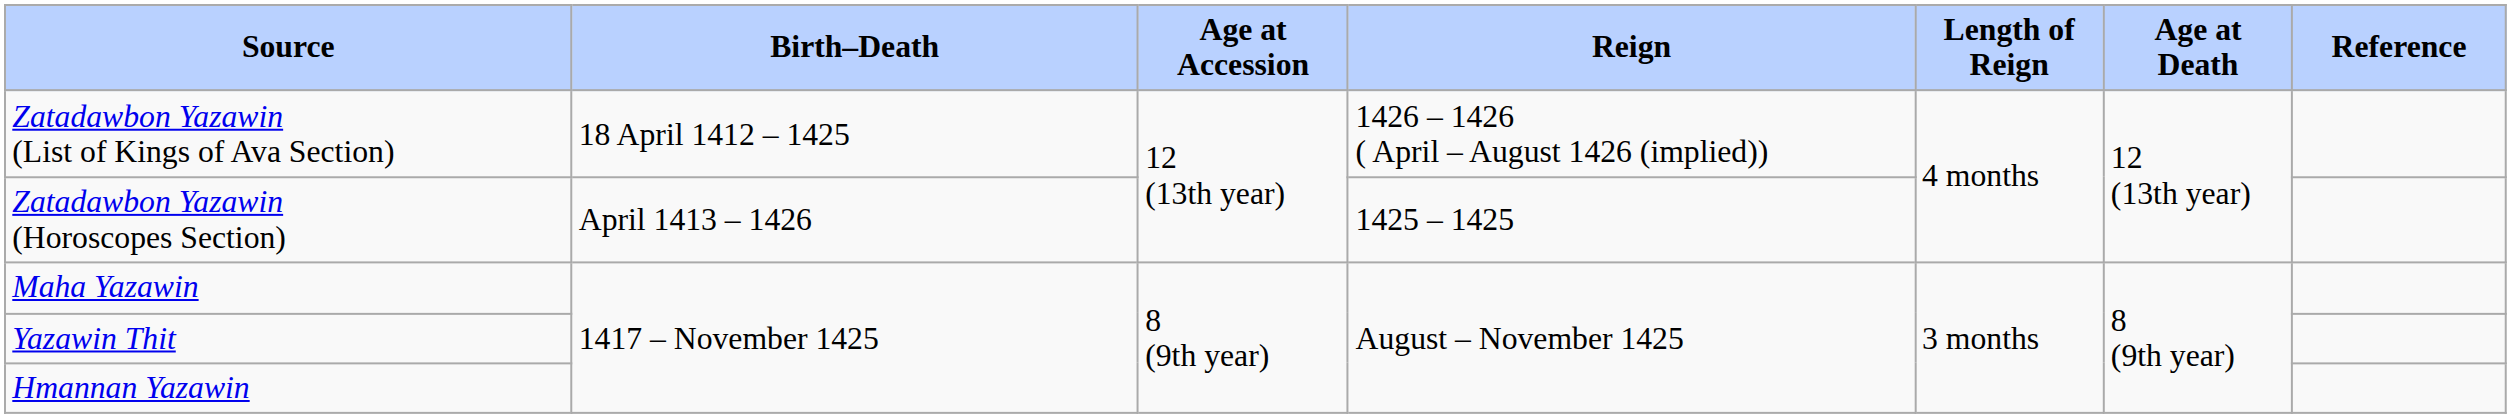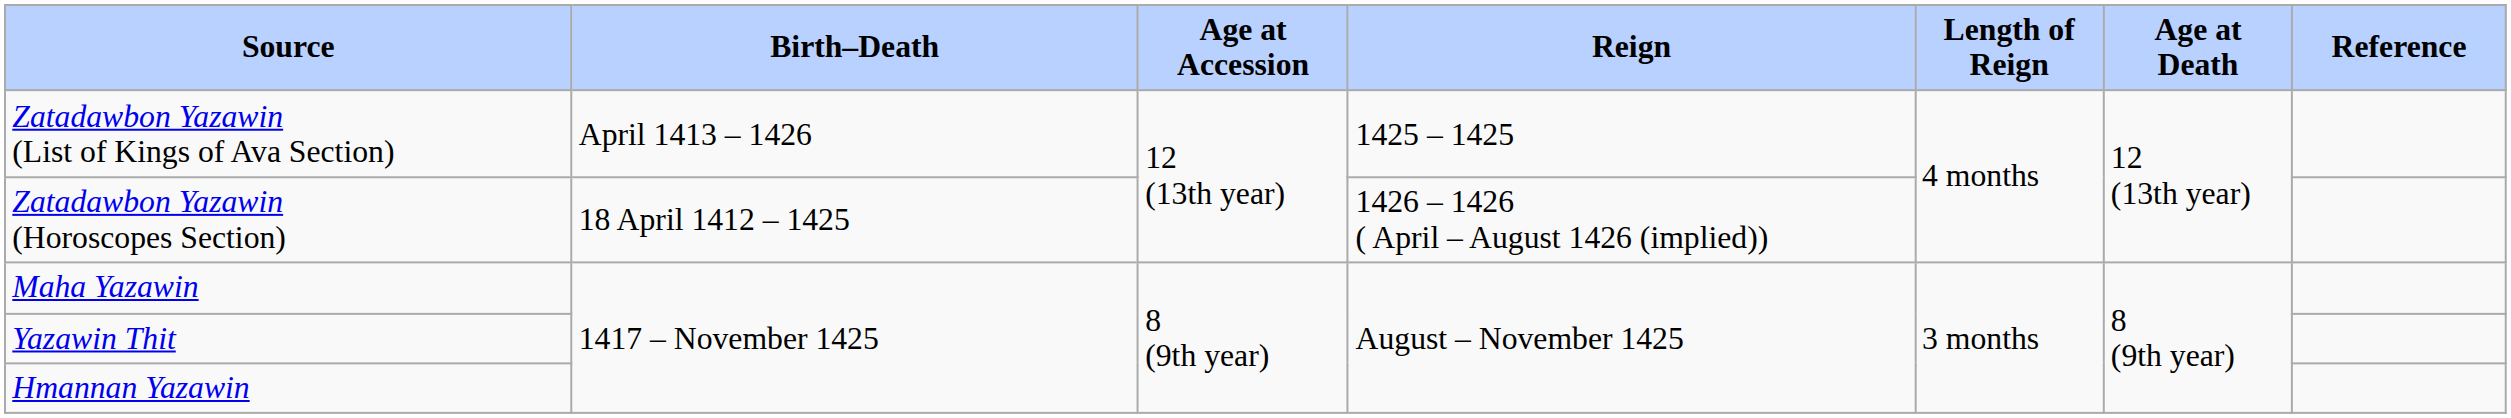(714, 133) 18 April 1412 – 1425 -> (695, 133) April 1413 – 1426
(1562, 133) 1426 – 1426 ( April – August 1426 (implied)) -> (1435, 133) 1425 – 1425
(695, 219) April 1413 – 1426 -> (714, 219) 18 April 1412 – 1425
(1435, 219) 1425 – 1425 -> (1562, 219) 1426 – 1426 ( April – August 1426 (implied))
